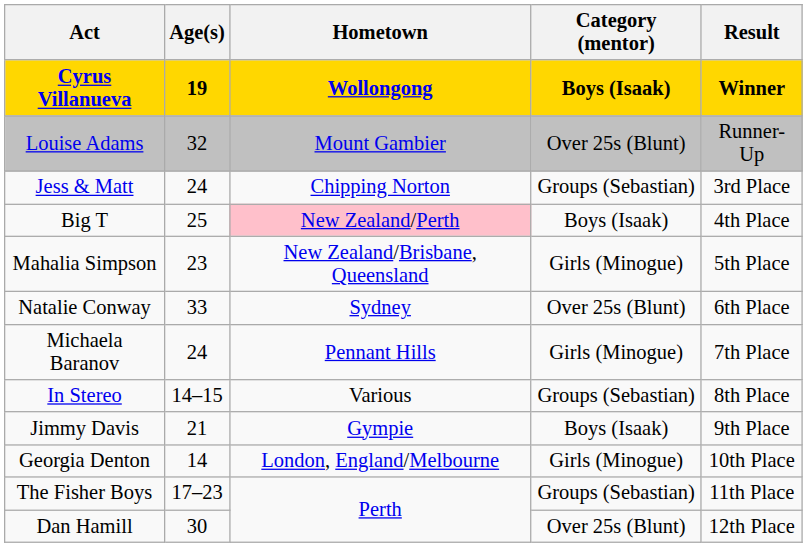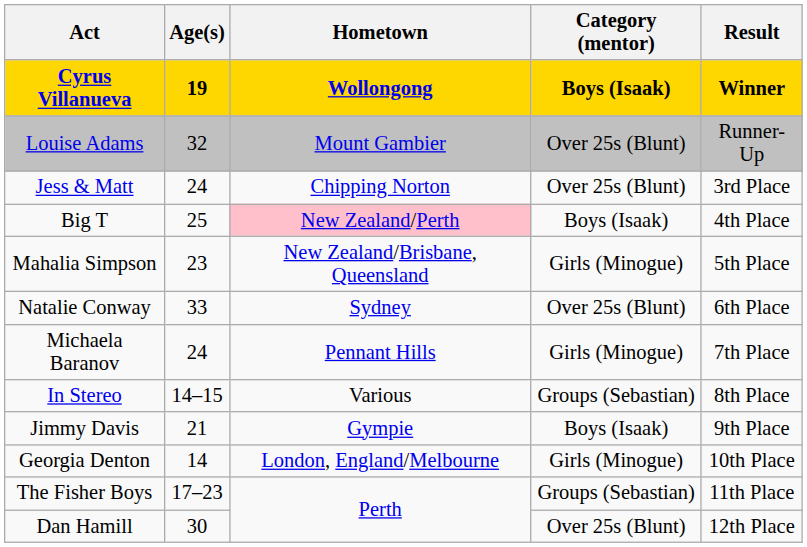(616, 187) Groups (Sebastian) -> (616, 187) Over 25s (Blunt)
